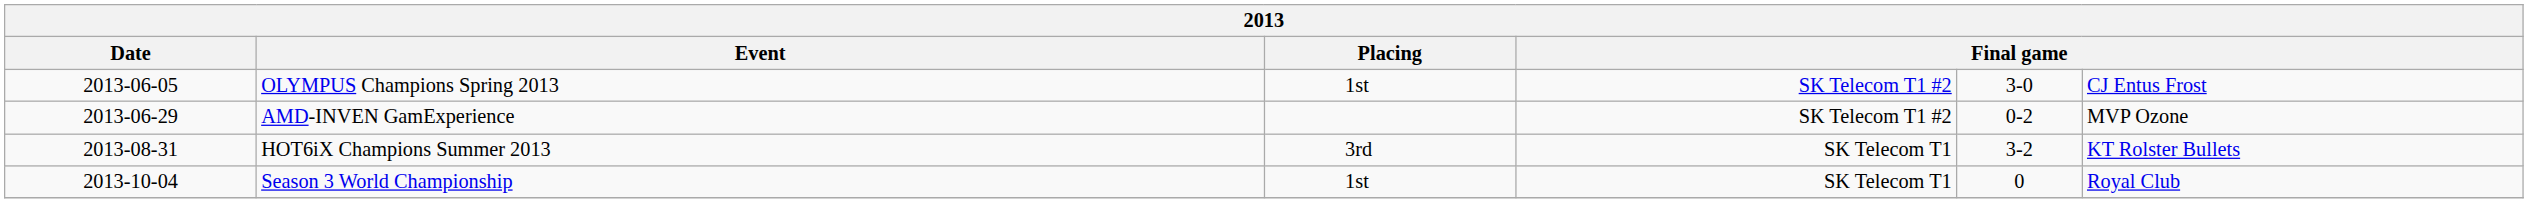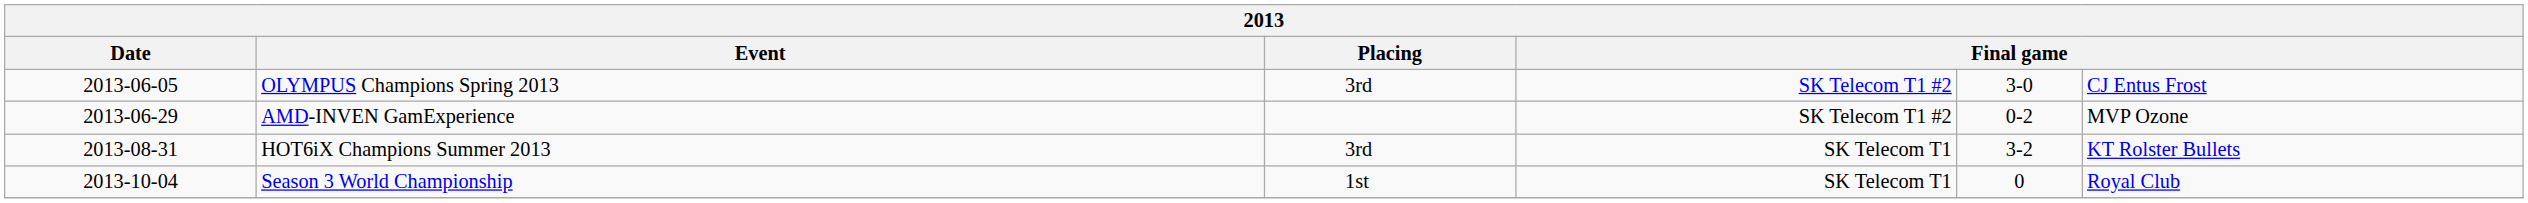(1357, 85) 1st -> (1359, 85) 3rd
